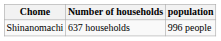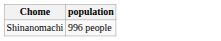- column: (116, 12)
